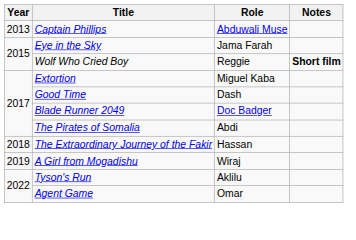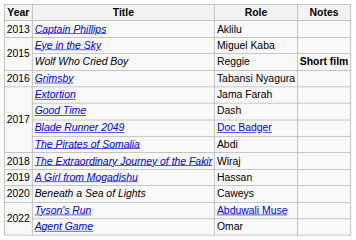(252, 29) Abduwali Muse -> (229, 29) Aklilu
(245, 45) Jama Farah -> (246, 45) Miguel Kaba
+ row: (54, 78)
(246, 78) Miguel Kaba -> (245, 95) Jama Farah
(235, 144) Hassan -> (229, 161) Wiraj
(229, 161) Wiraj -> (235, 177) Hassan
+ row: (90, 194)
(229, 177) Aklilu -> (252, 210) Abduwali Muse
